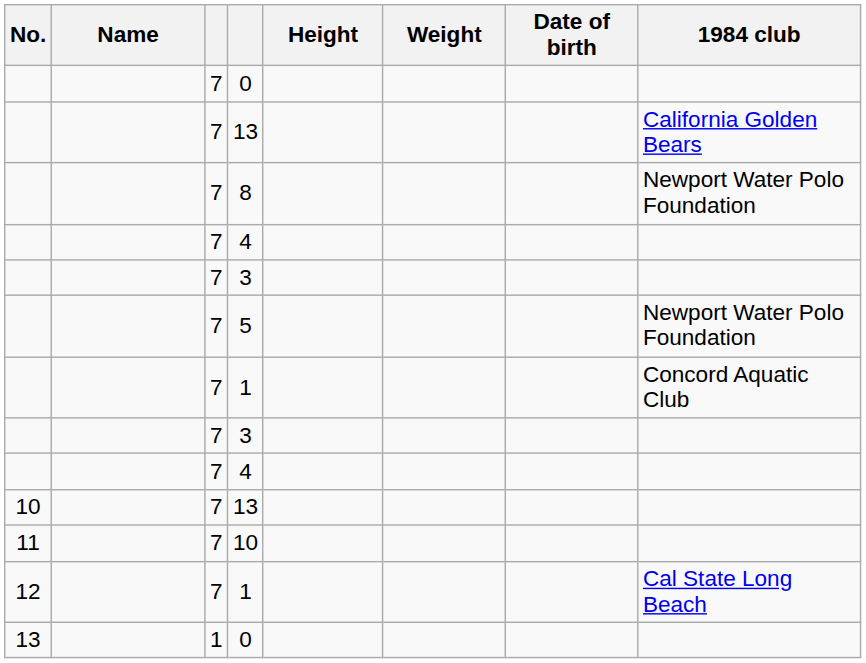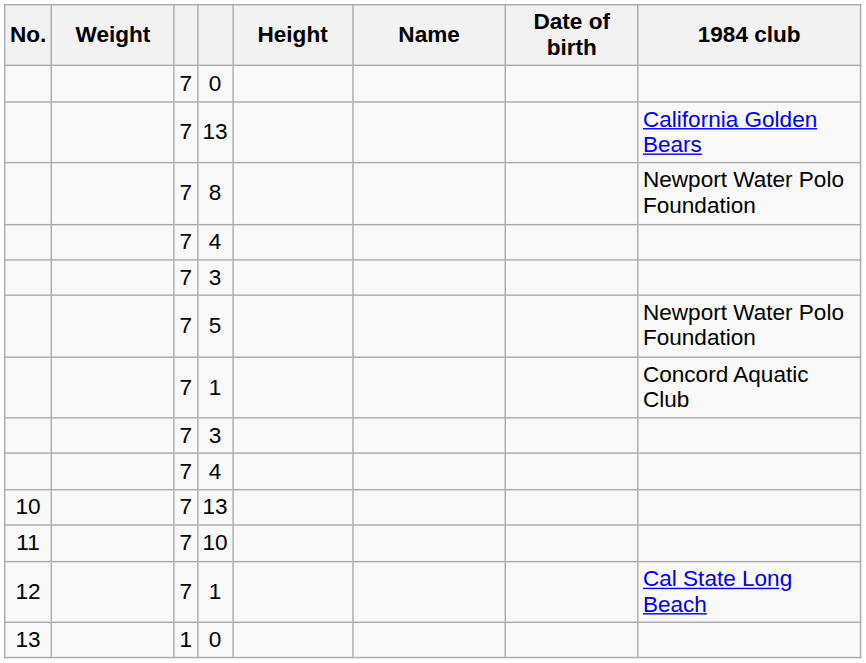columns swapped: (128, 35) <-> (444, 35)
